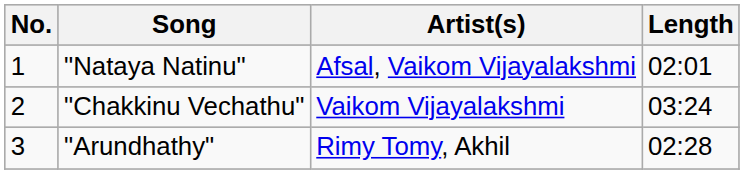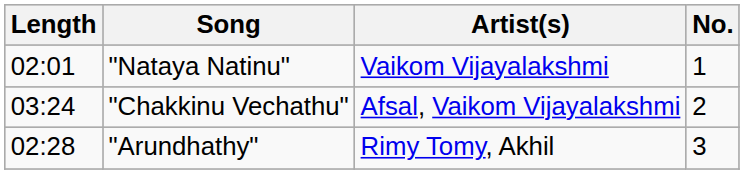columns swapped: (31, 24) <-> (691, 24)
(476, 65) Afsal, Vaikom Vijayalakshmi -> (485, 65) Vaikom Vijayalakshmi
(440, 106) Vaikom Vijayalakshmi -> (520, 106) Afsal, Vaikom Vijayalakshmi
